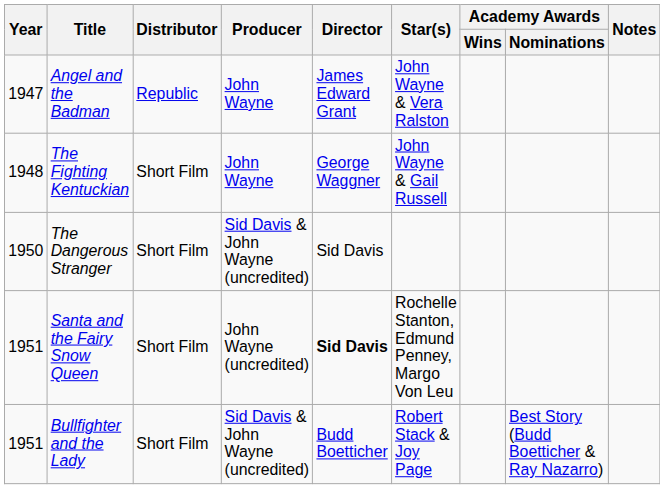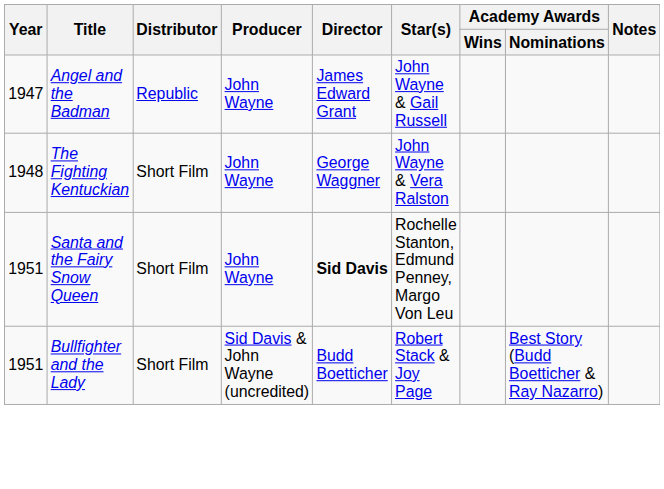(422, 94) John Wayne & Vera Ralston -> (421, 94) John Wayne & Gail Russell
(421, 172) John Wayne & Gail Russell -> (422, 172) John Wayne & Vera Ralston
- row: (89, 251)
(267, 347) John Wayne (uncredited) -> (249, 269) John Wayne
